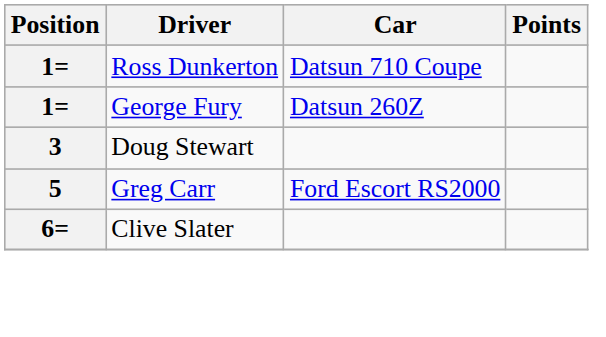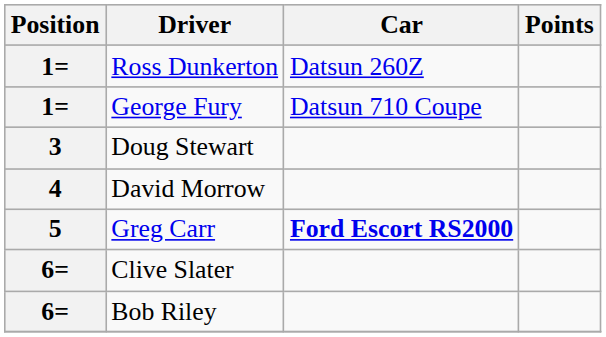(386, 65) Datsun 710 Coupe -> (357, 65) Datsun 260Z
(357, 106) Datsun 260Z -> (386, 106) Datsun 710 Coupe
+ row: (188, 188)
(395, 188) normal -> (402, 229) bold
+ row: (164, 310)
